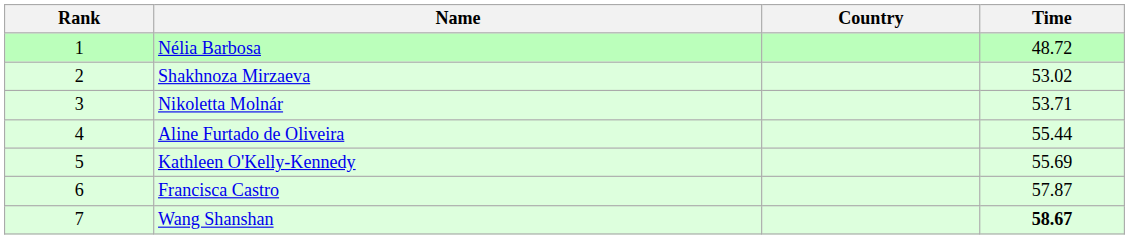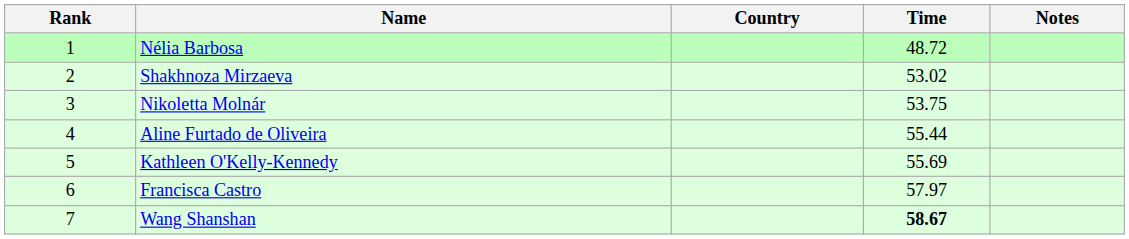+ column: (1057, 18)
(1052, 104) 53.71 -> (927, 104) 53.75
(1052, 190) 57.87 -> (927, 190) 57.97
